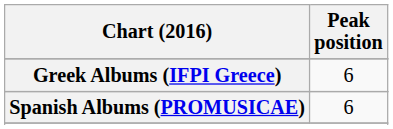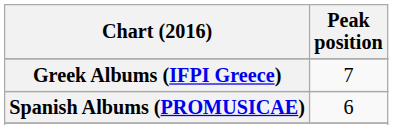(349, 75) 6 -> (349, 75) 7
